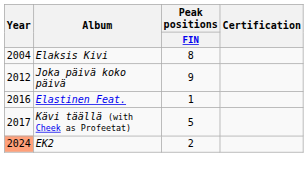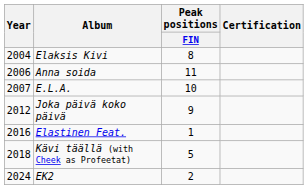+ row: (66, 72)
+ row: (54, 88)
(19, 122) 2017 -> (19, 154) 2018
(19, 144) lightsalmon background -> (19, 177) no background
